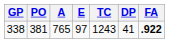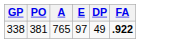- column: (104, 13)
(128, 30) 41 -> (100, 30) 49
